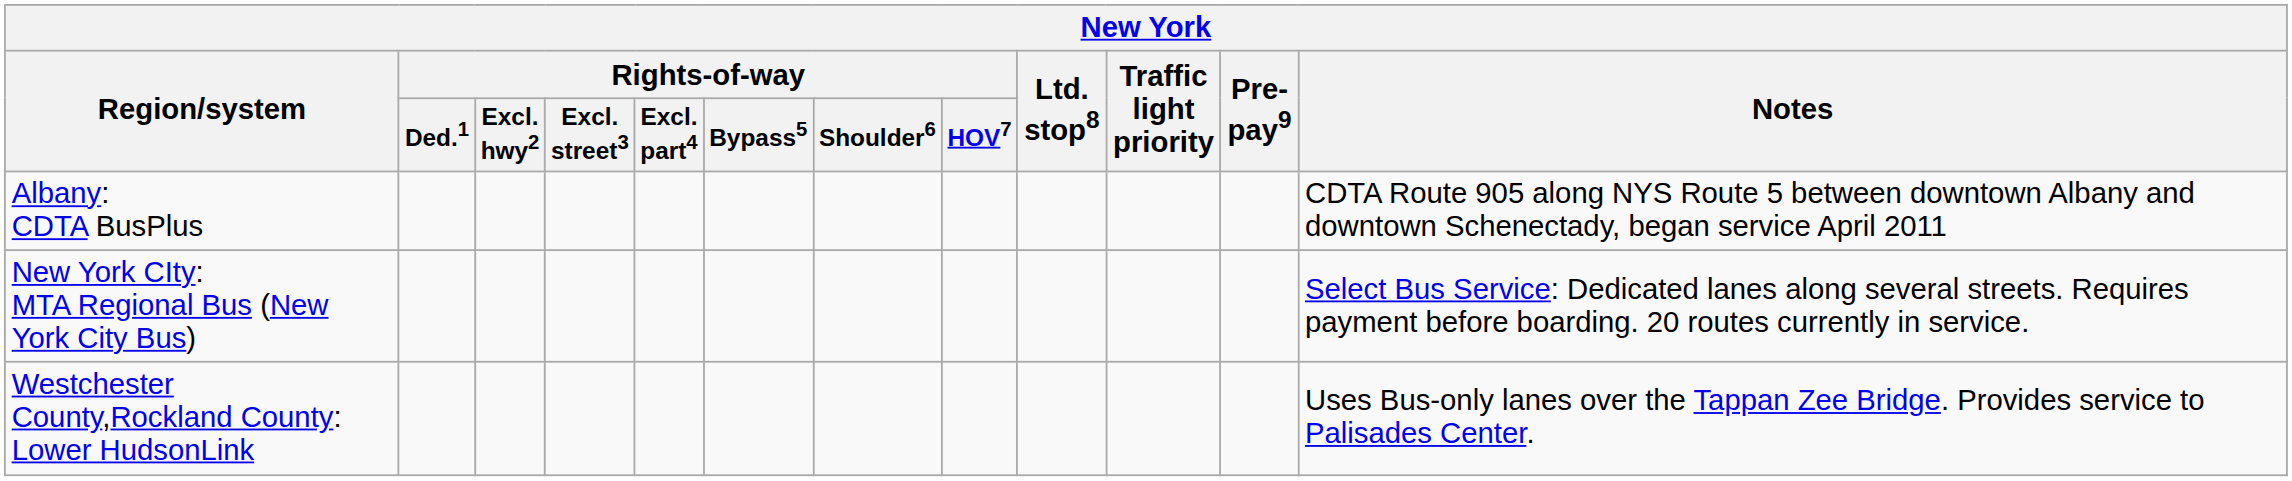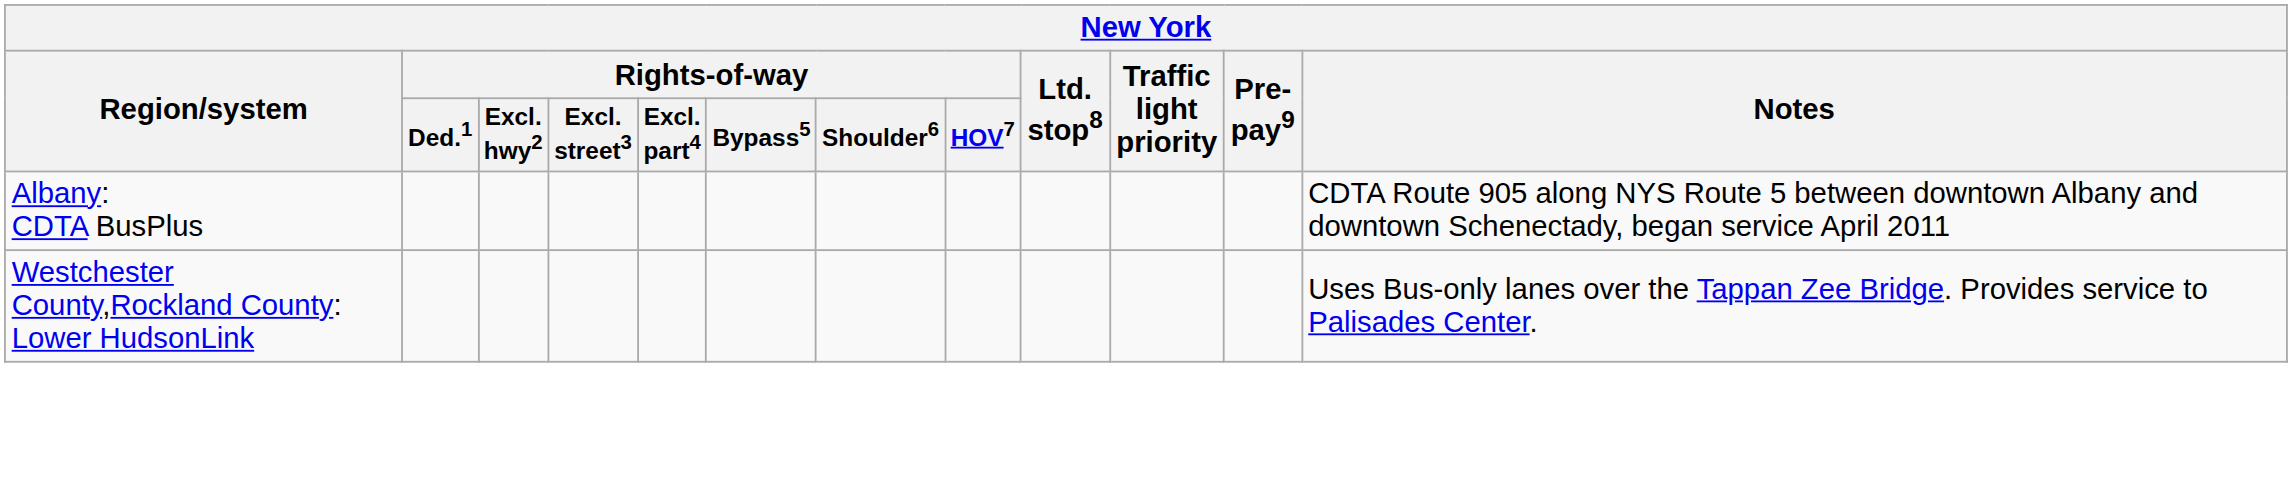- row: (170, 305)
